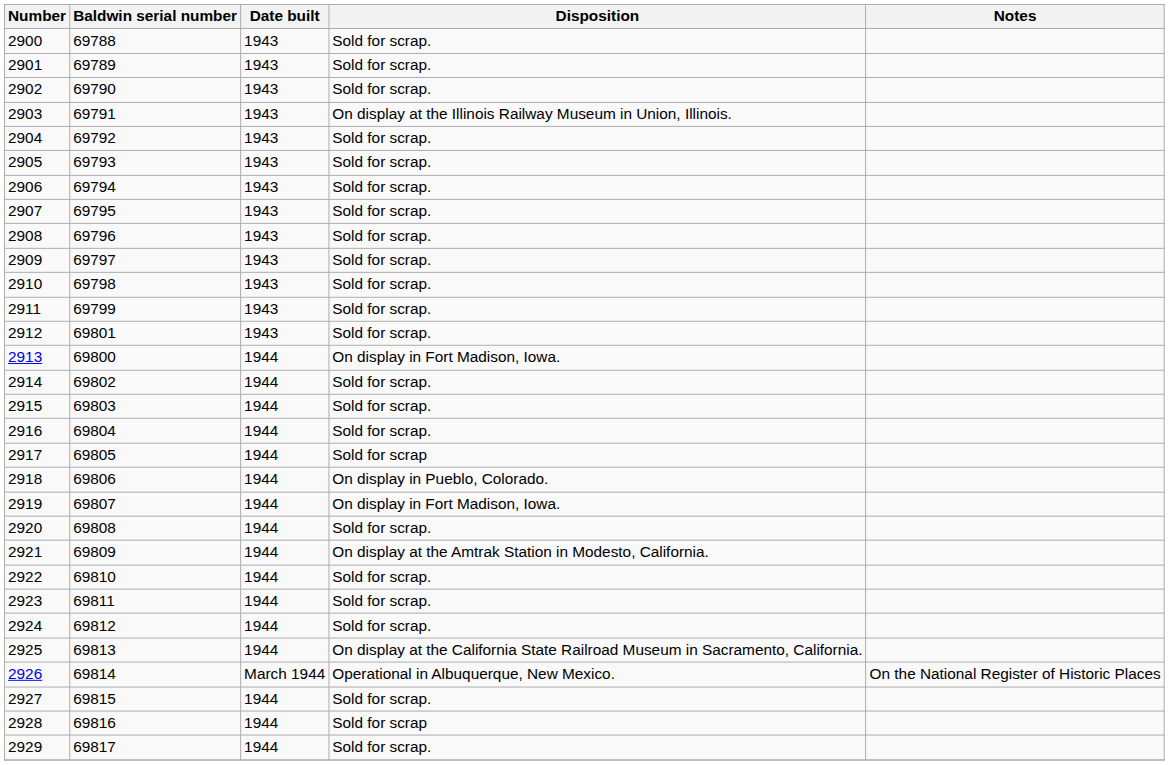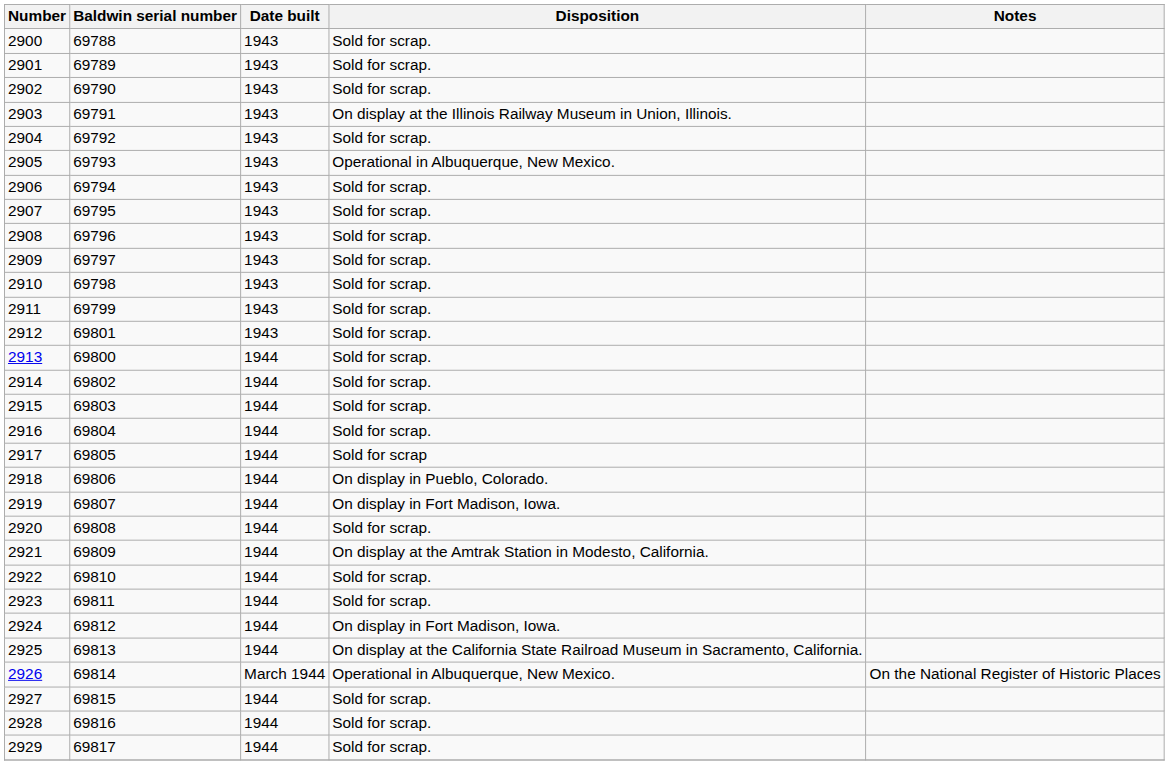(382, 162) Sold for scrap. -> (474, 162) Operational in Albuquerque, New Mexico.
(446, 357) On display in Fort Madison, Iowa. -> (382, 357) Sold for scrap.
(382, 625) Sold for scrap. -> (446, 625) On display in Fort Madison, Iowa.
(380, 723) Sold for scrap -> (382, 723) Sold for scrap.
